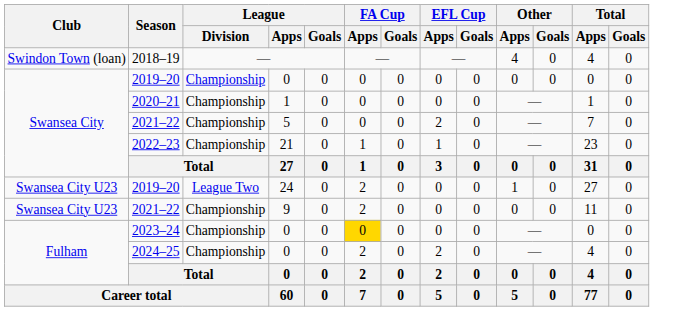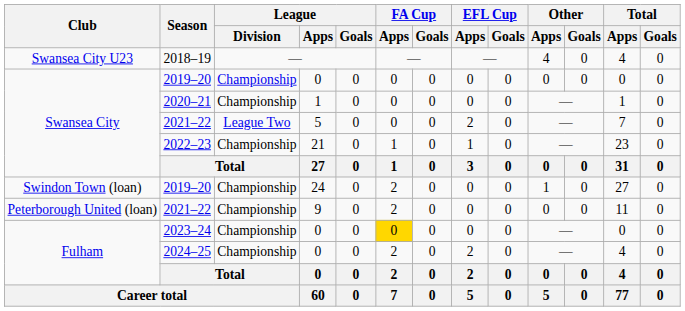(67, 58) Swindon Town (loan) -> (82, 58) Swansea City U23
(226, 123) Championship -> (257, 123) League Two
(67, 187) Swansea City U23 -> (82, 187) Swindon Town (loan)
(226, 187) League Two -> (257, 187) Championship
(67, 209) Swansea City U23 -> (82, 209) Peterborough United (loan)
